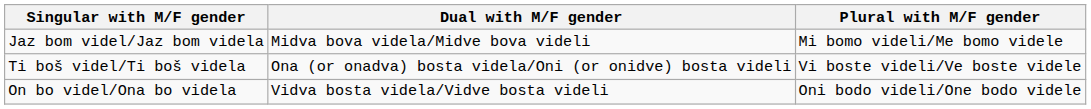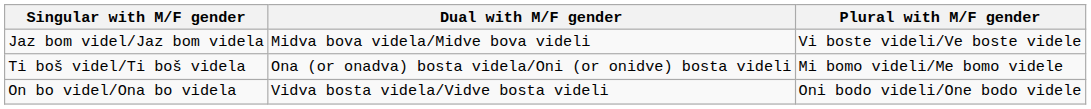(931, 42) Mi bomo videli/Me bomo videle -> (940, 42) Vi boste videli/Ve boste videle
(940, 67) Vi boste videli/Ve boste videle -> (931, 67) Mi bomo videli/Me bomo videle
